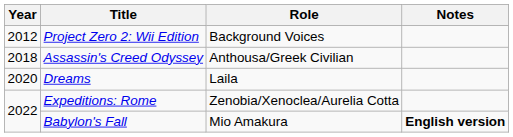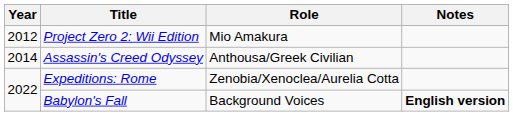(267, 36) Background Voices -> (248, 36) Mio Amakura
(22, 57) 2018 -> (22, 57) 2014
- row: (67, 79)
(248, 121) Mio Amakura -> (267, 100) Background Voices
